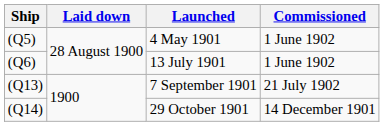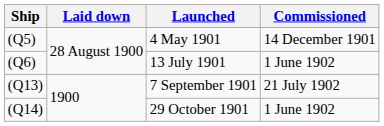(299, 39) 1 June 1902 -> (320, 39) 14 December 1901
(320, 109) 14 December 1901 -> (299, 109) 1 June 1902
